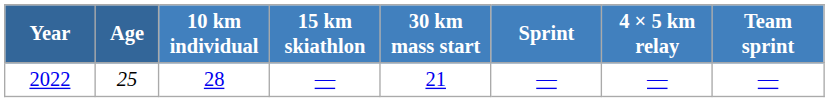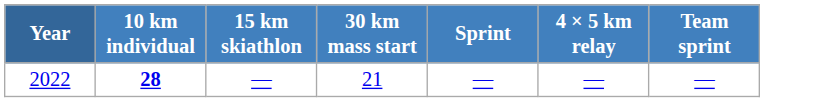- column: (127, 33)
(214, 79) normal -> (151, 79) bold
